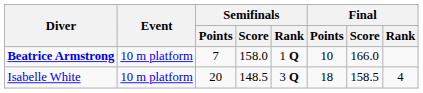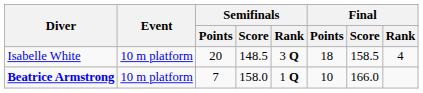rows swapped: (61, 57) <-> (44, 78)
